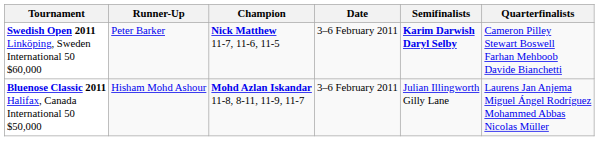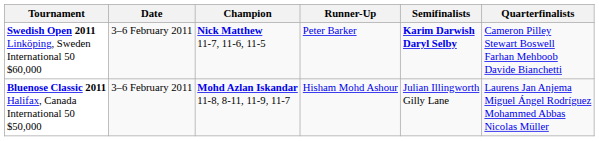columns swapped: (357, 13) <-> (159, 13)
